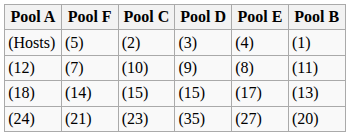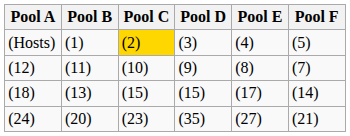columns swapped: (317, 17) <-> (90, 17)
(131, 42) no background -> (131, 42) gold background
